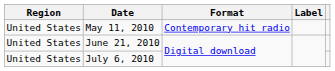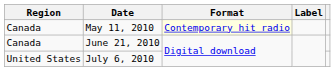(44, 28) United States -> (24, 28) Canada
(227, 28) no background -> (227, 28) lightyellow background
(44, 43) United States -> (24, 43) Canada
